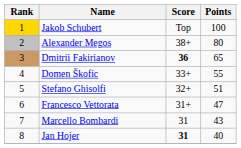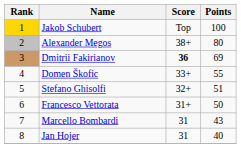(218, 58) 65 -> (218, 58) 69
(218, 105) 47 -> (218, 105) 50
(183, 136) bold -> (183, 136) normal
